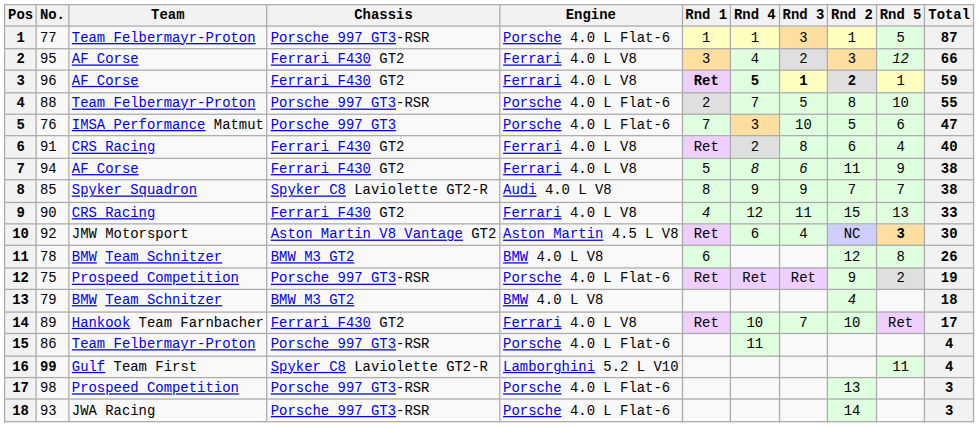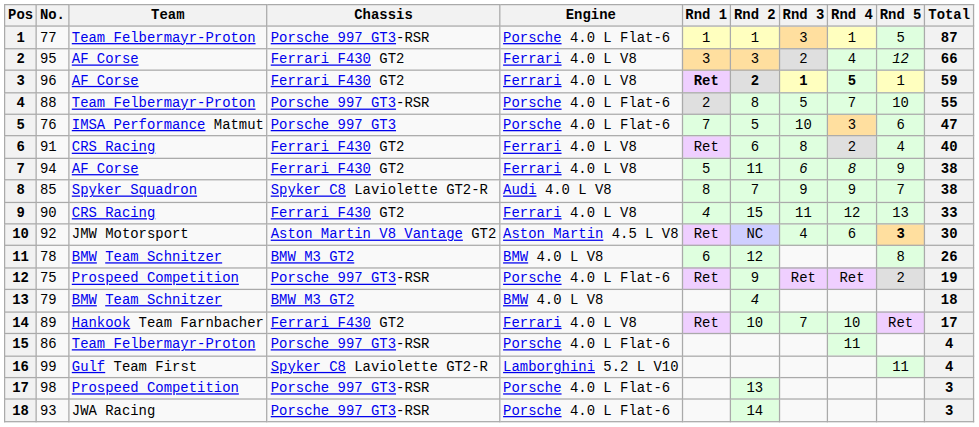columns swapped: (852, 16) <-> (755, 16)
(48, 367) bold -> (48, 367) normal
